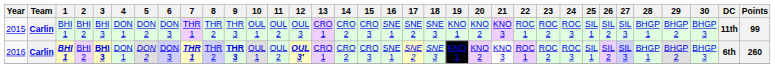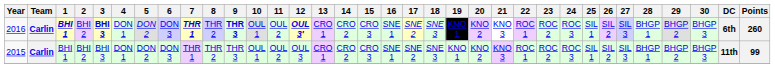rows swapped: (16, 29) <-> (16, 52)
